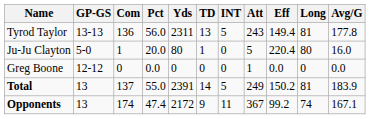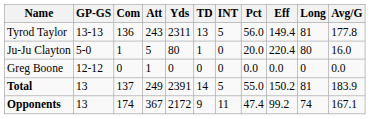columns swapped: (255, 13) <-> (156, 13)
